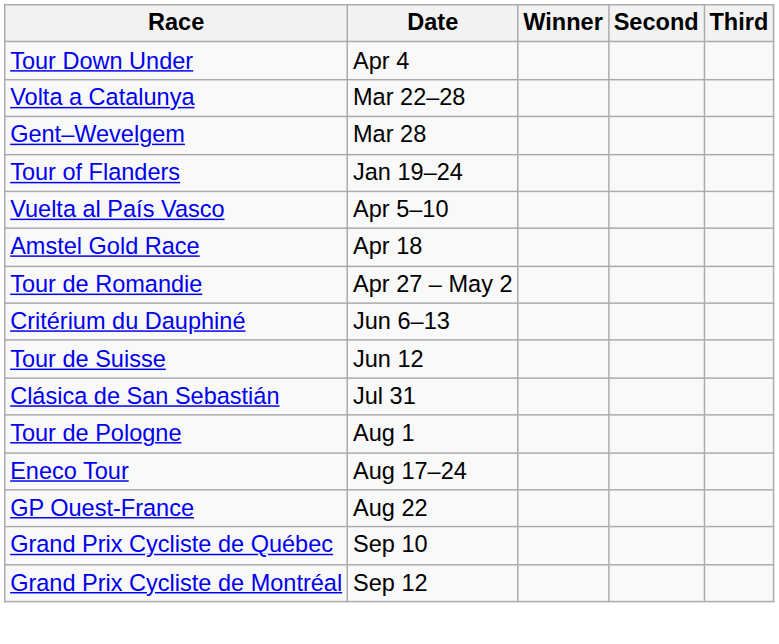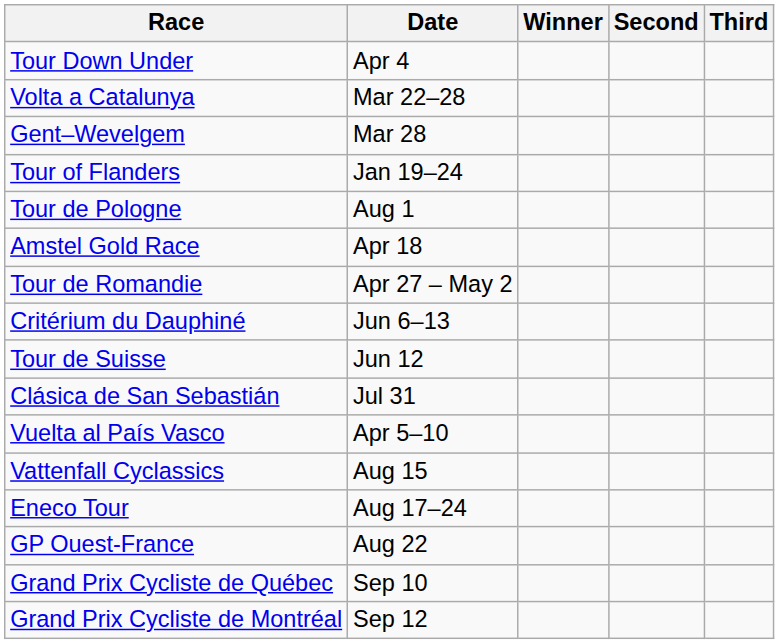rows swapped: (117, 209) <-> (96, 433)
+ row: (117, 470)
